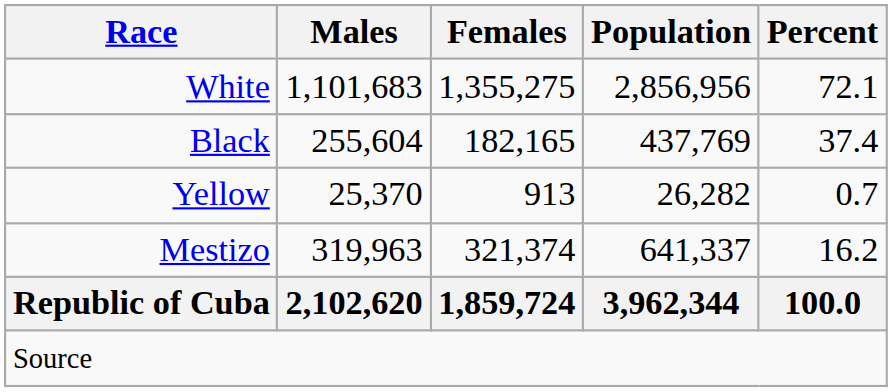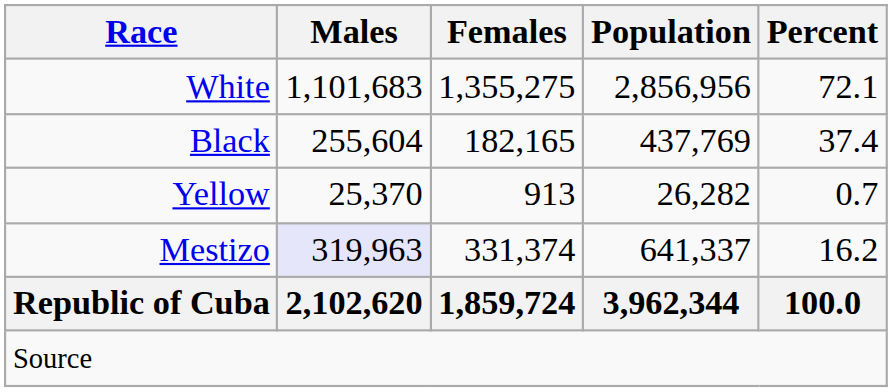(367, 248) no background -> (367, 248) lavender background
(520, 248) 321,374 -> (520, 248) 331,374
